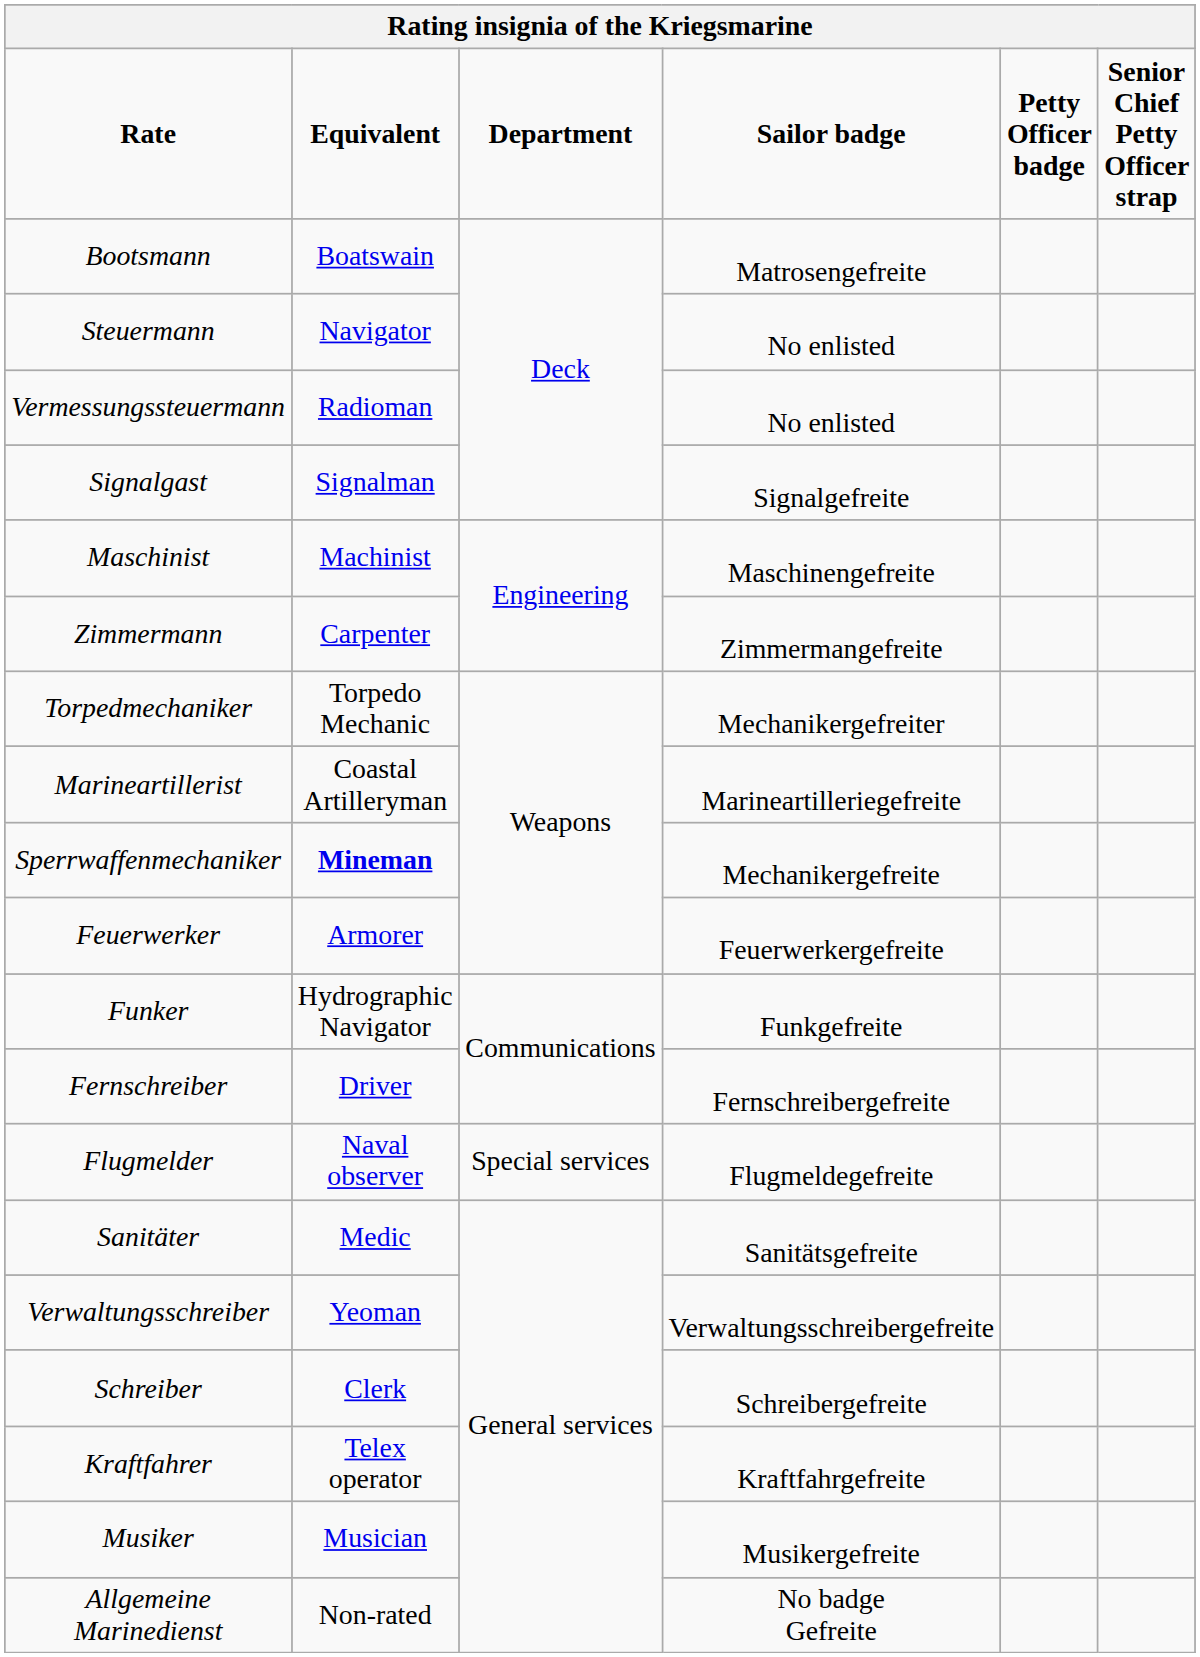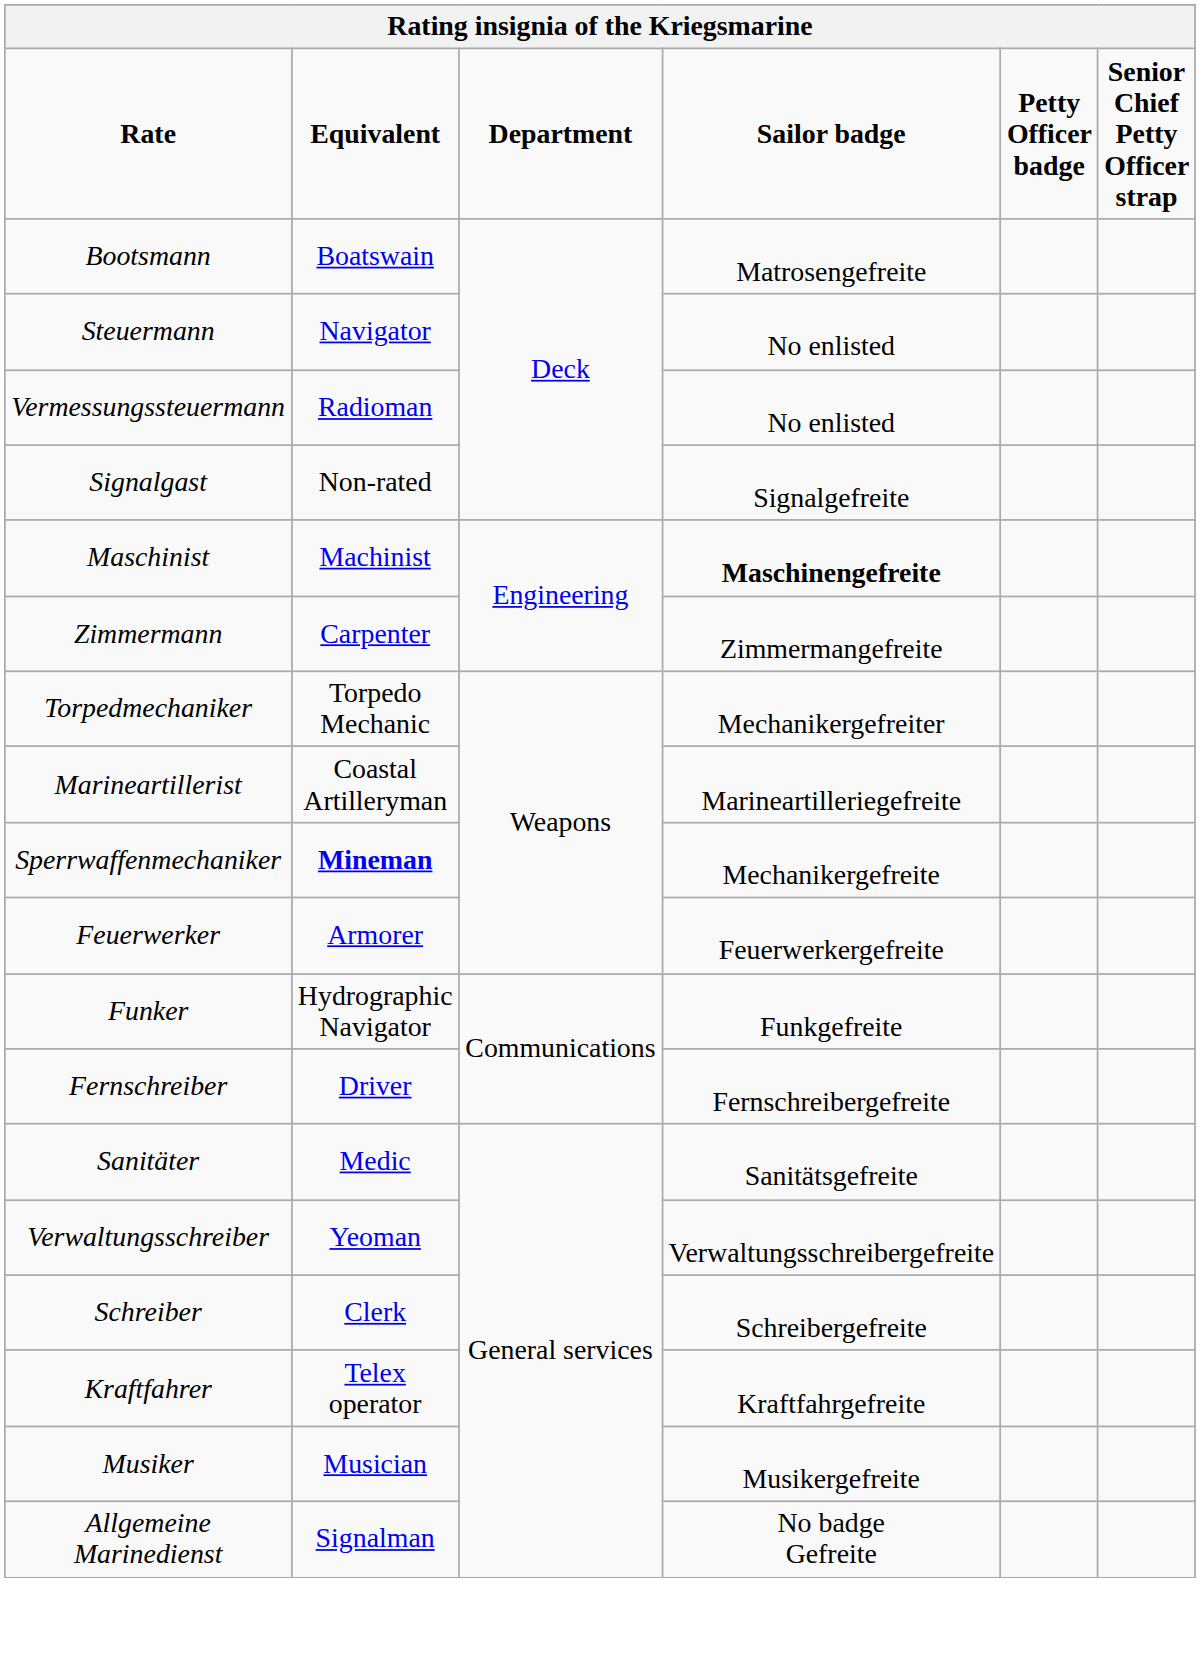(375, 482) Signalman -> (375, 482) Non-rated
(831, 573) normal -> (831, 573) bold
- row: (148, 1161)
(375, 1614) Non-rated -> (375, 1538) Signalman
